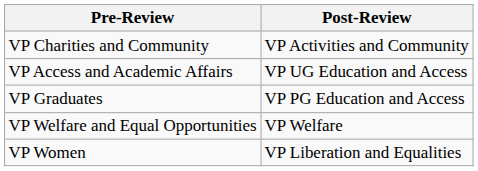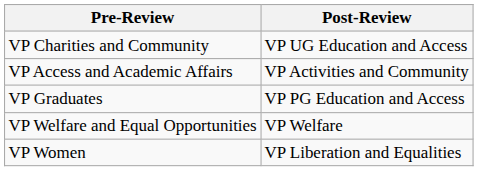(367, 44) VP Activities and Community -> (366, 44) VP UG Education and Access
(366, 71) VP UG Education and Access -> (367, 71) VP Activities and Community
